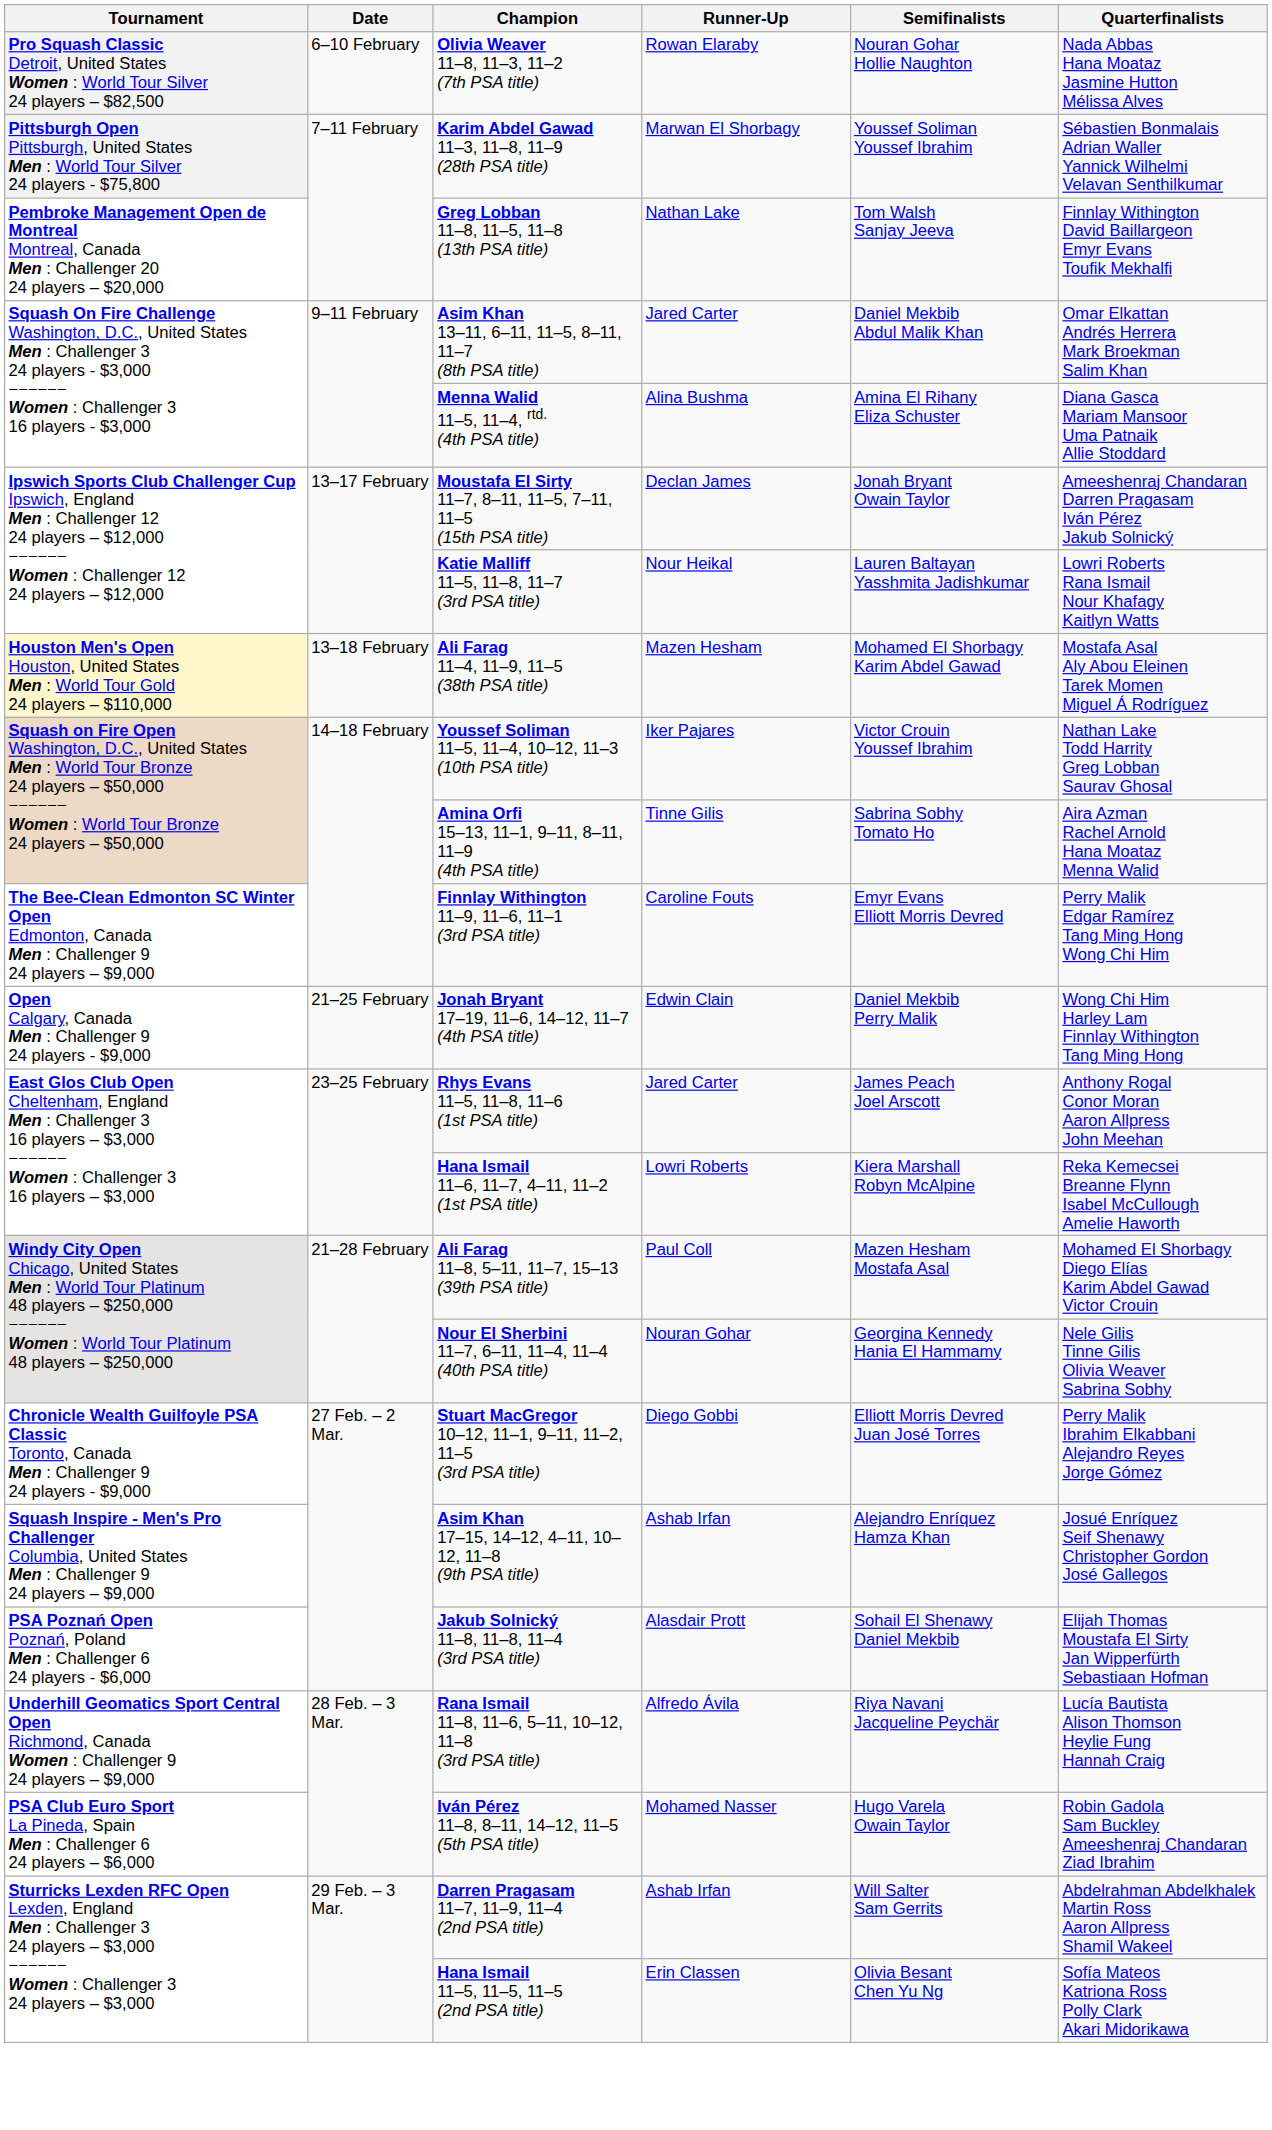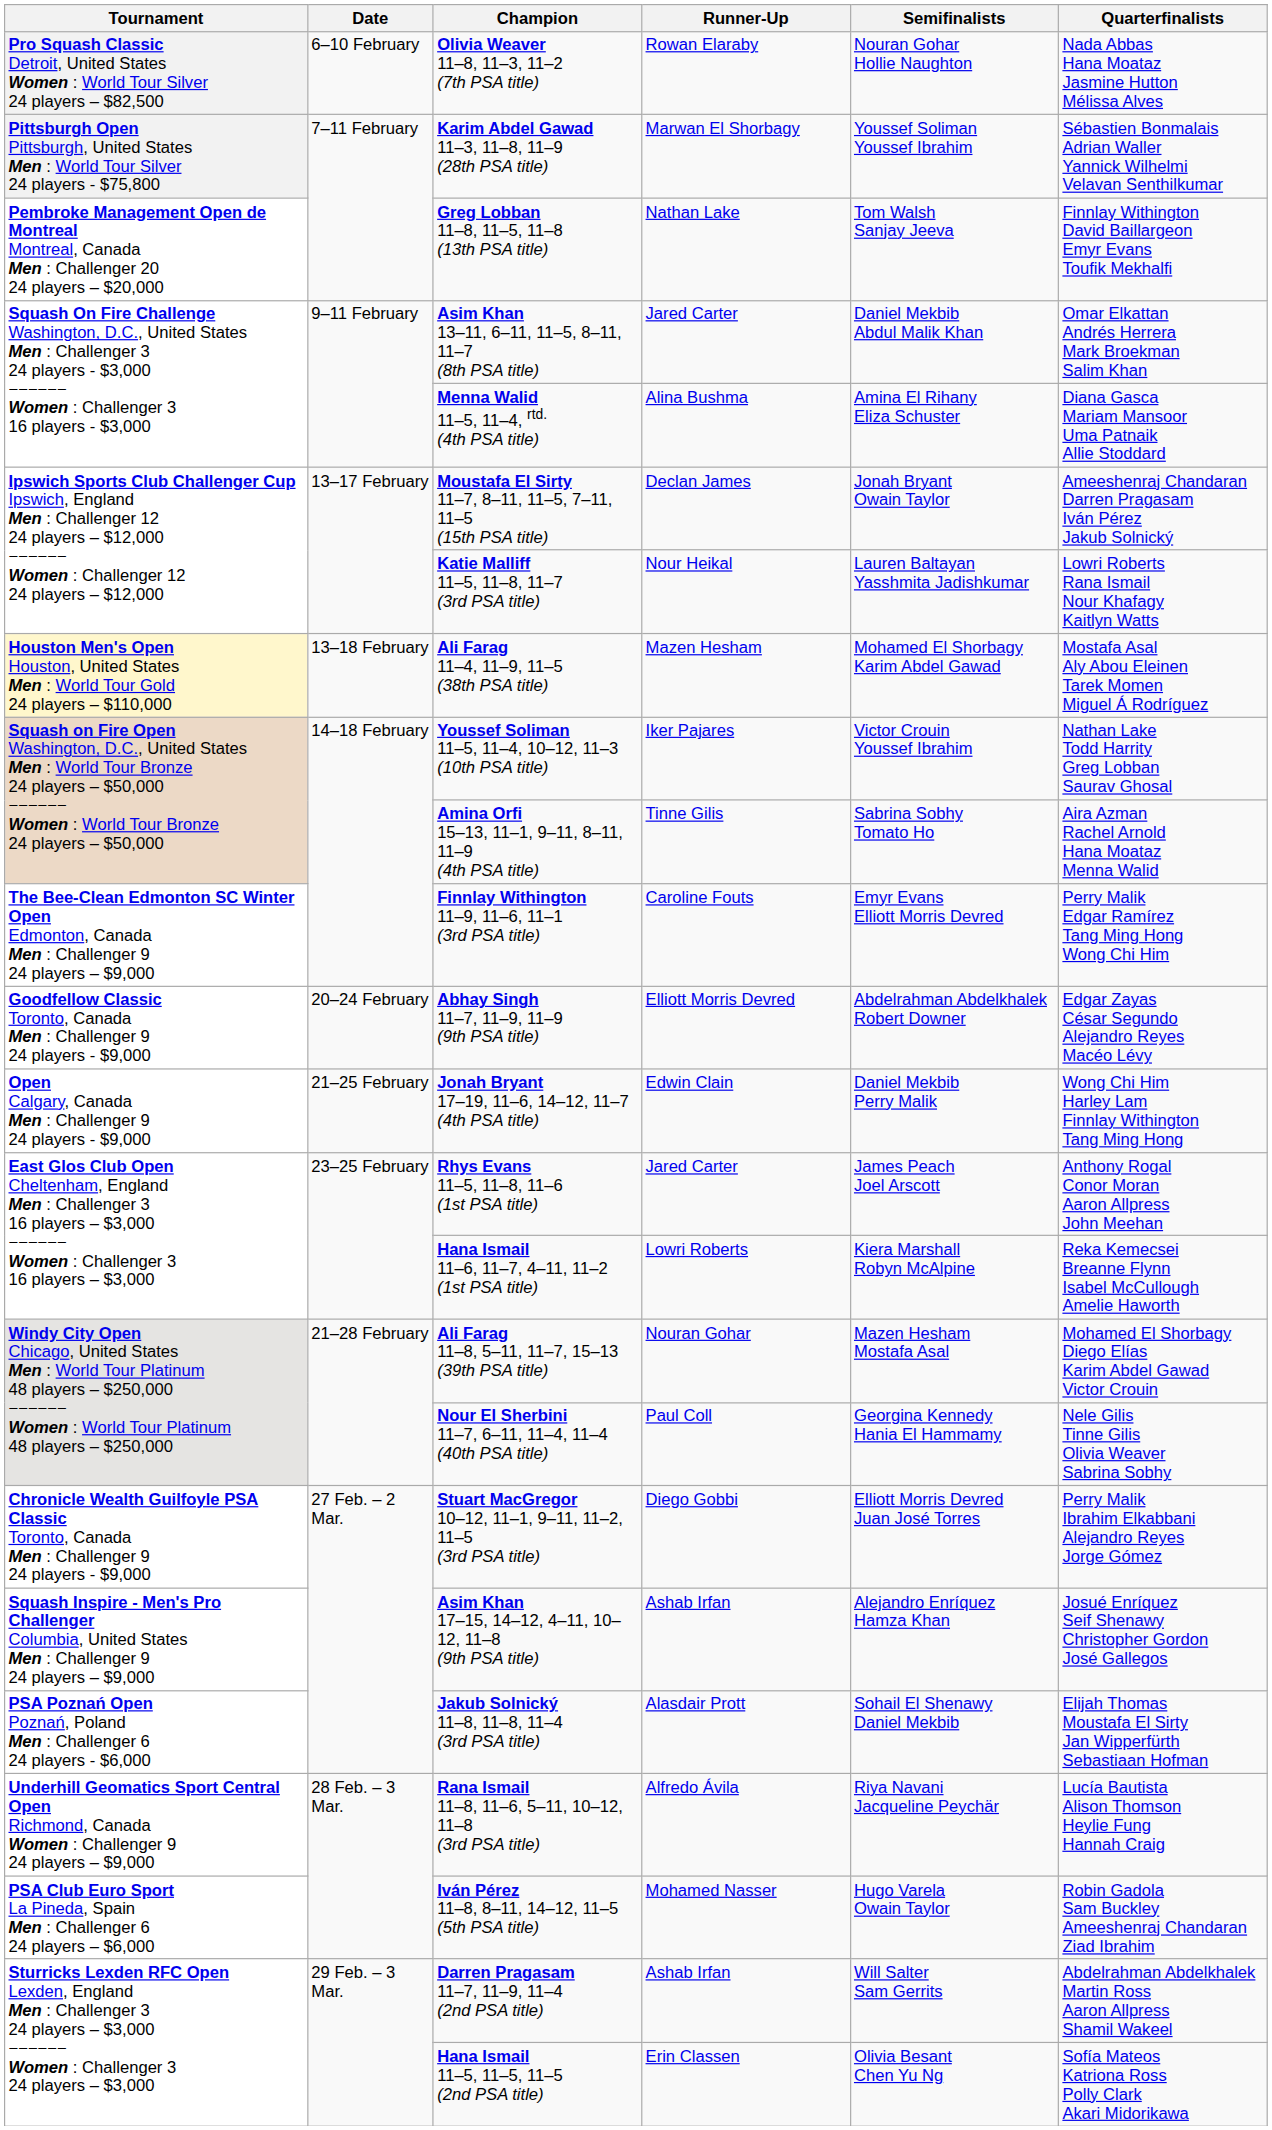+ row: (500, 1018)
(679, 1249) Paul Coll -> (698, 1333) Nouran Gohar
(698, 1333) Nouran Gohar -> (679, 1416) Paul Coll
